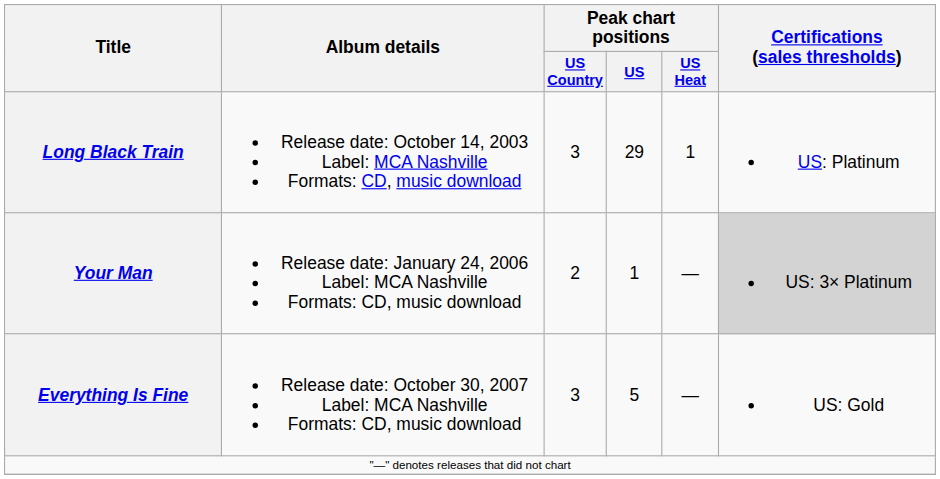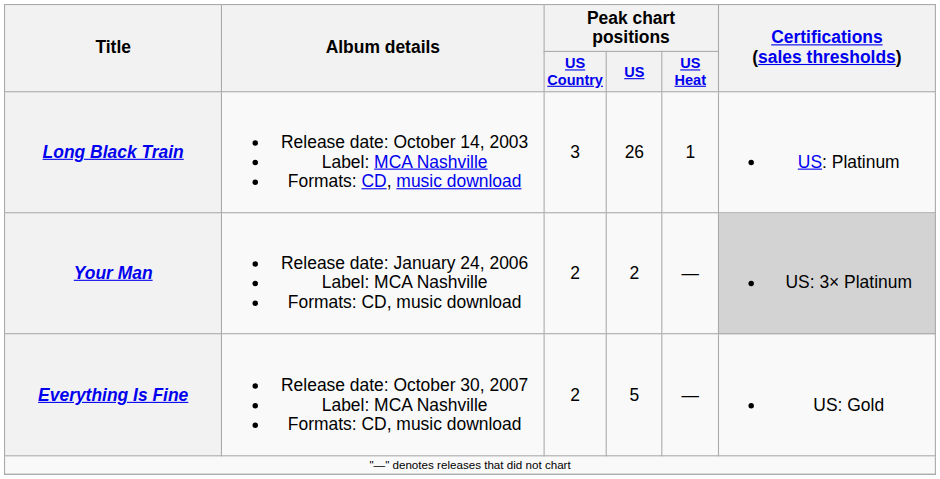(634, 152) 29 -> (634, 152) 26
(634, 273) 1 -> (634, 273) 2
(575, 394) 3 -> (575, 394) 2
